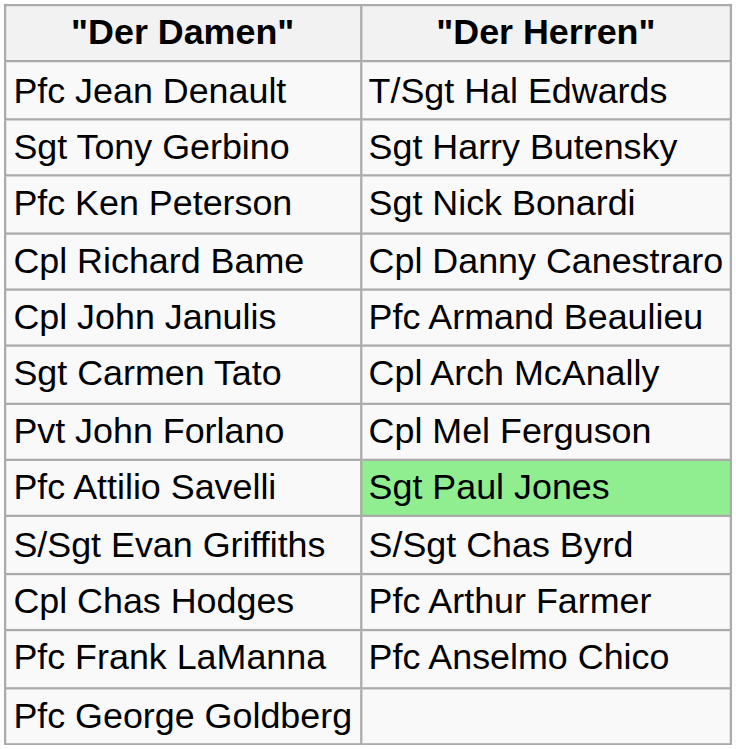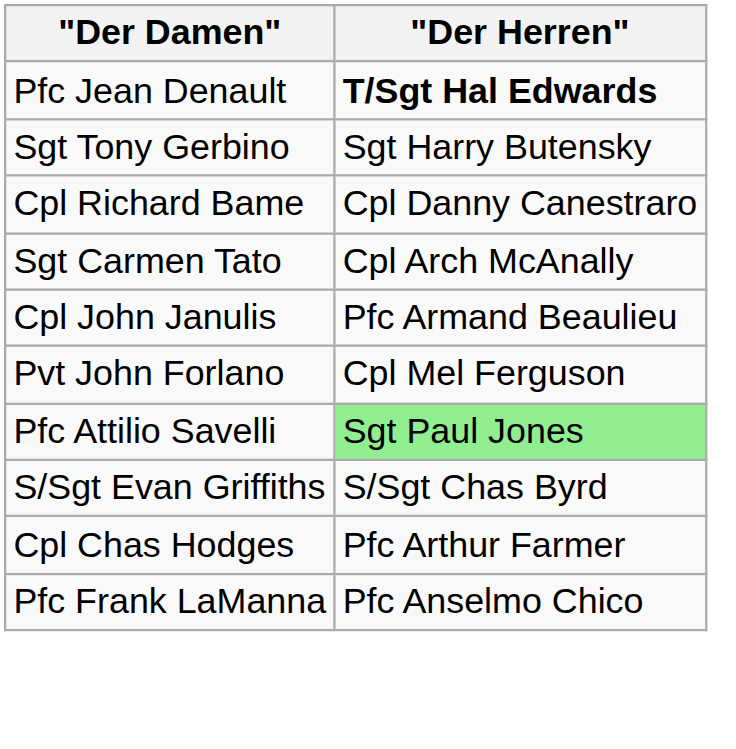(518, 89) normal -> (500, 89) bold
- row: (153, 203)
rows swapped: (148, 373) <-> (145, 317)
- row: (183, 714)
